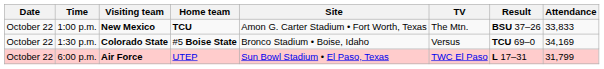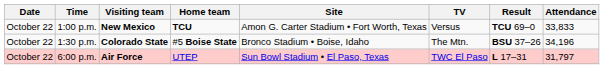(450, 27) The Mtn. -> (446, 27) Versus
(516, 27) BSU 37–26 -> (514, 27) TCU 69–0
(446, 42) Versus -> (450, 42) The Mtn.
(514, 42) TCU 69–0 -> (516, 42) BSU 37–26
(560, 42) 34,169 -> (560, 42) 34,196
(560, 57) 31,799 -> (560, 57) 31,797
